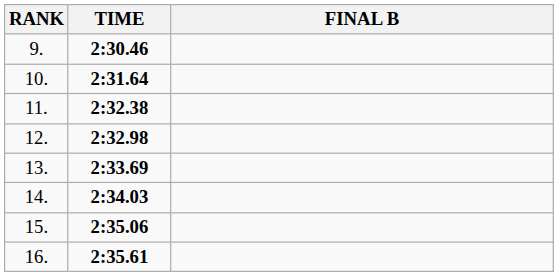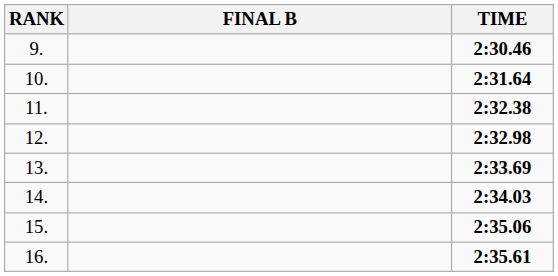columns swapped: (362, 19) <-> (119, 19)
